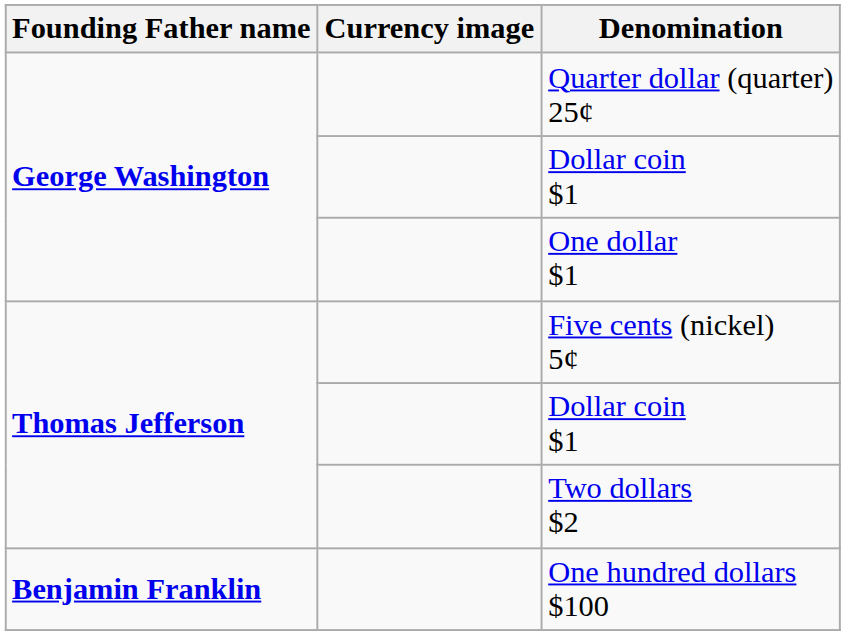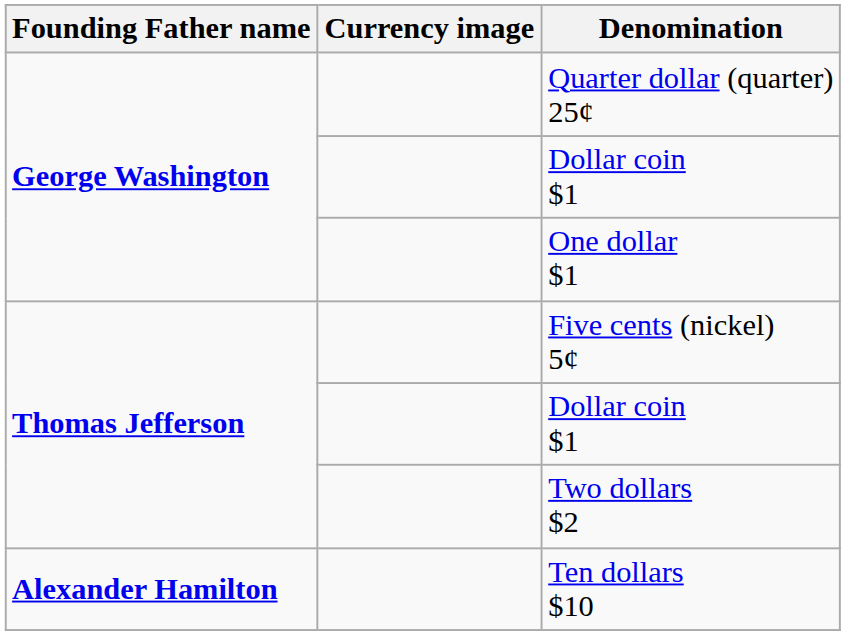+ row: (145, 588)
- row: (137, 588)
